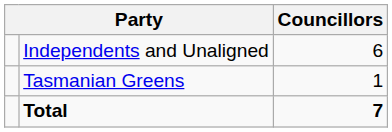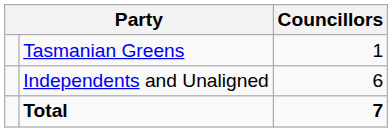rows swapped: (146, 50) <-> (104, 80)
